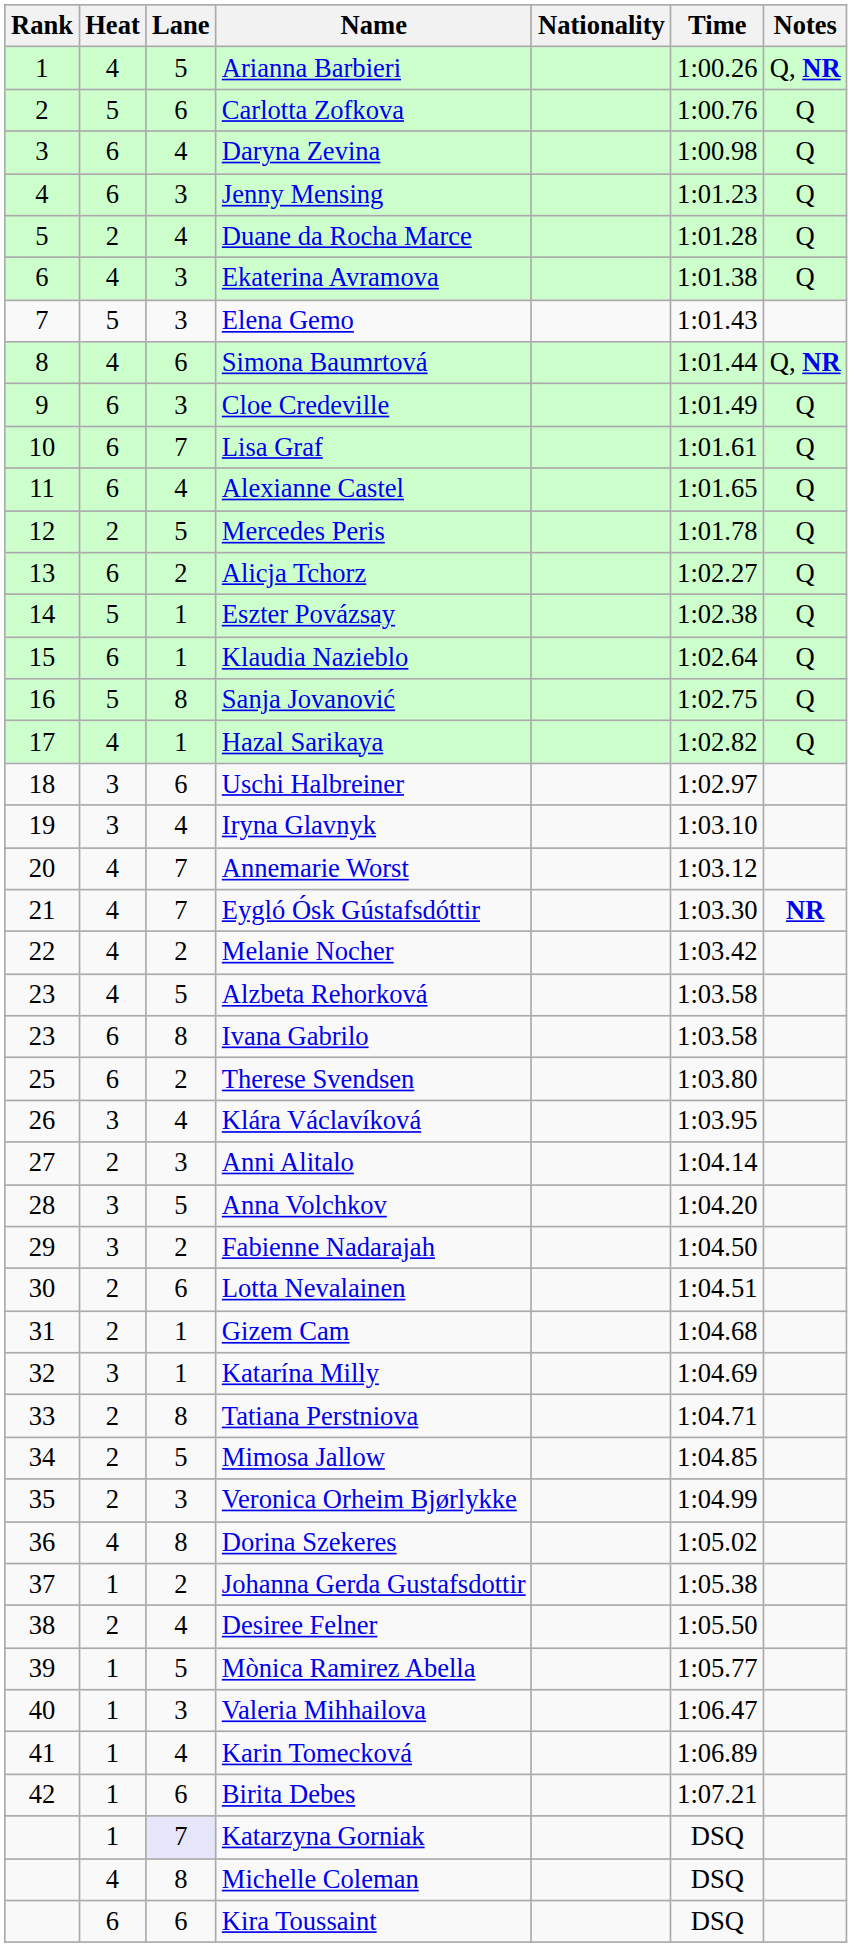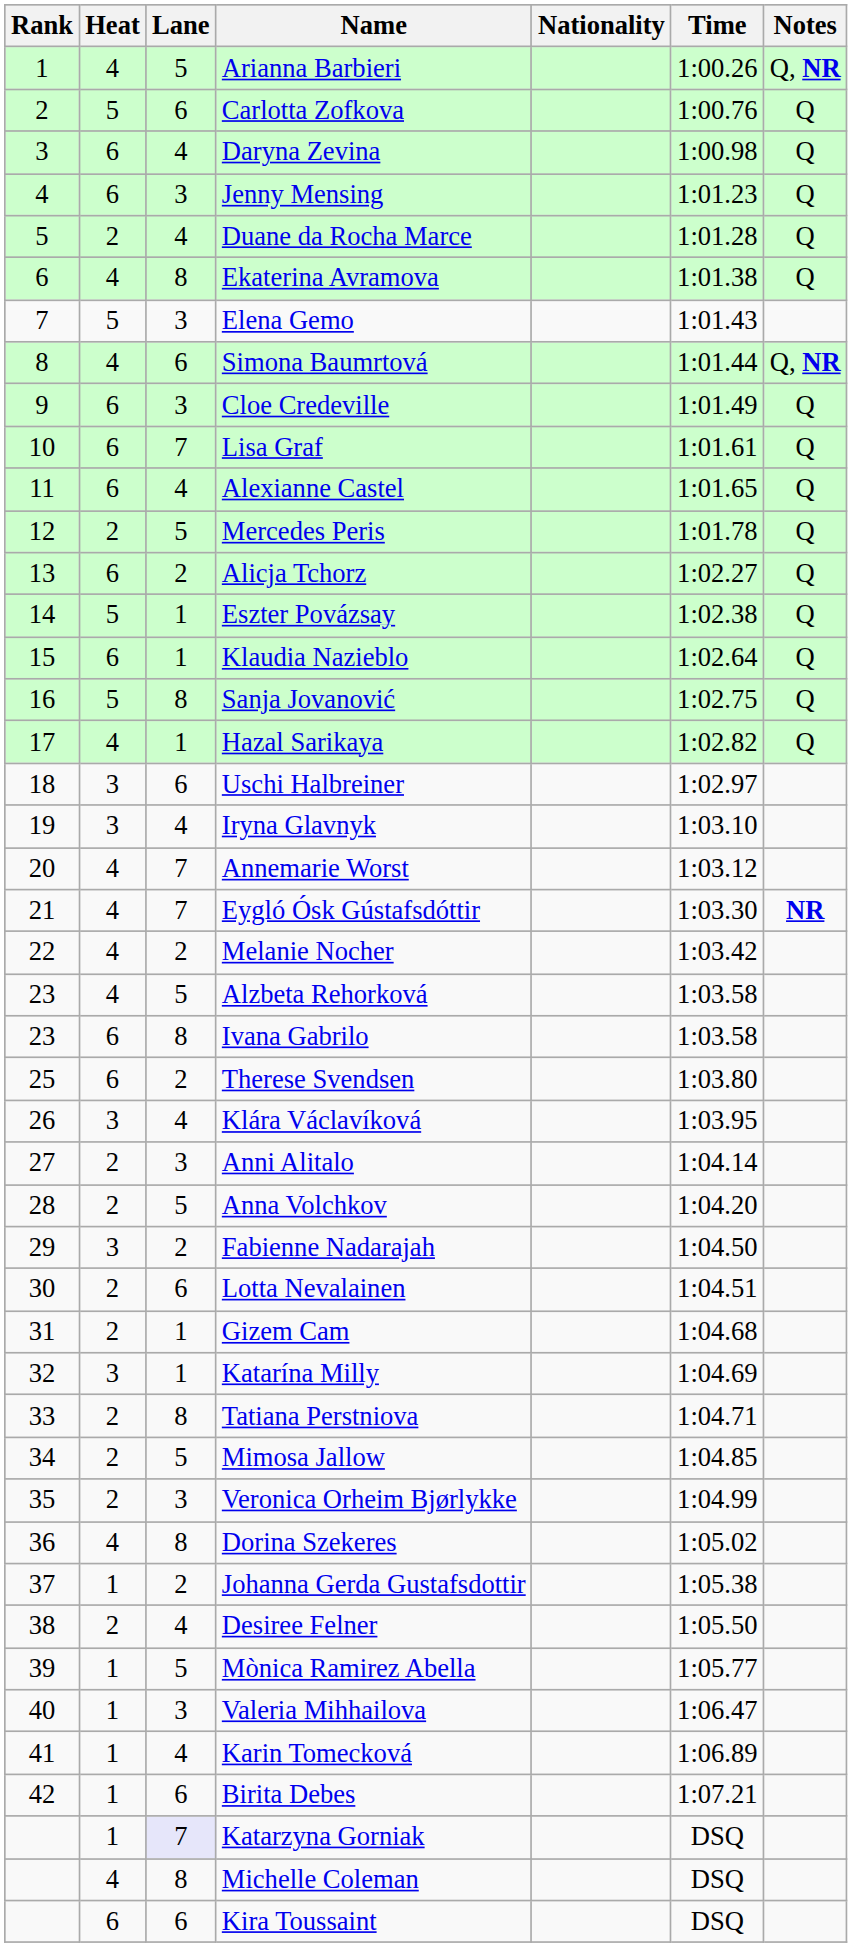(181, 278) 3 -> (181, 278) 8
(112, 1204) 3 -> (112, 1204) 2
